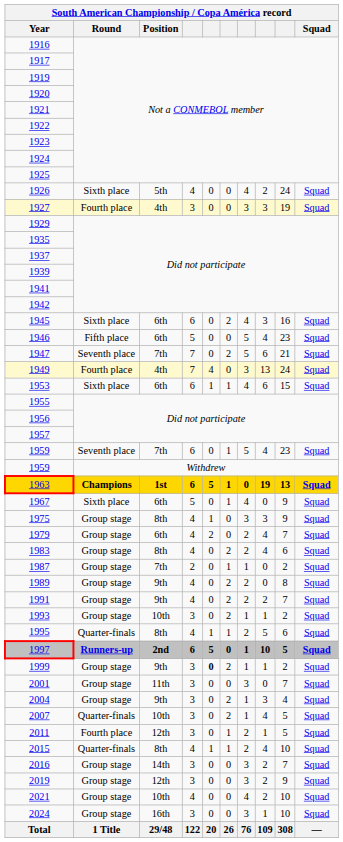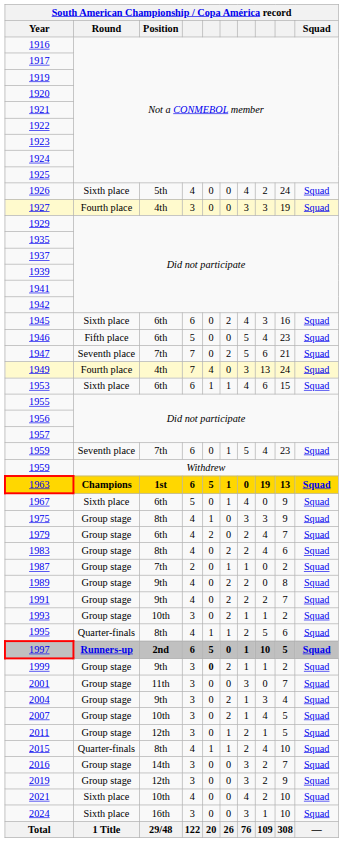(106, 716) Quarter-finals -> (106, 716) Group stage
(106, 732) Fourth place -> (106, 732) Group stage
(106, 797) Group stage -> (106, 797) Sixth place
(106, 813) Group stage -> (106, 813) Sixth place
